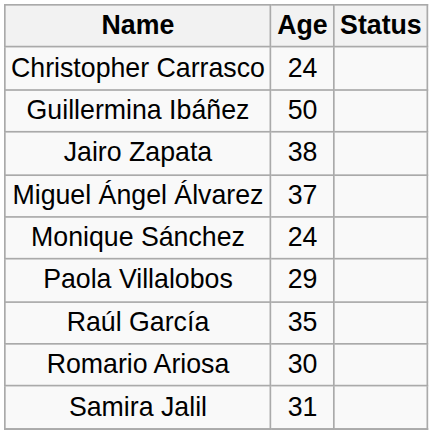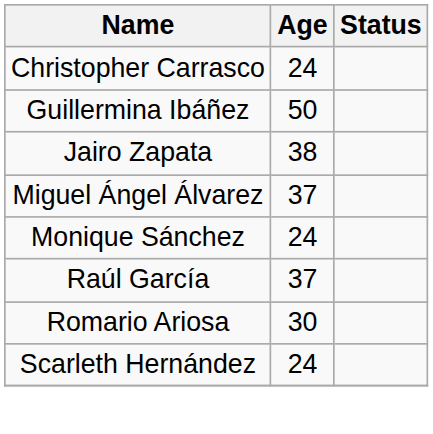- row: (138, 279)
(302, 322) 35 -> (302, 279) 37
- row: (138, 407)
+ row: (138, 364)
